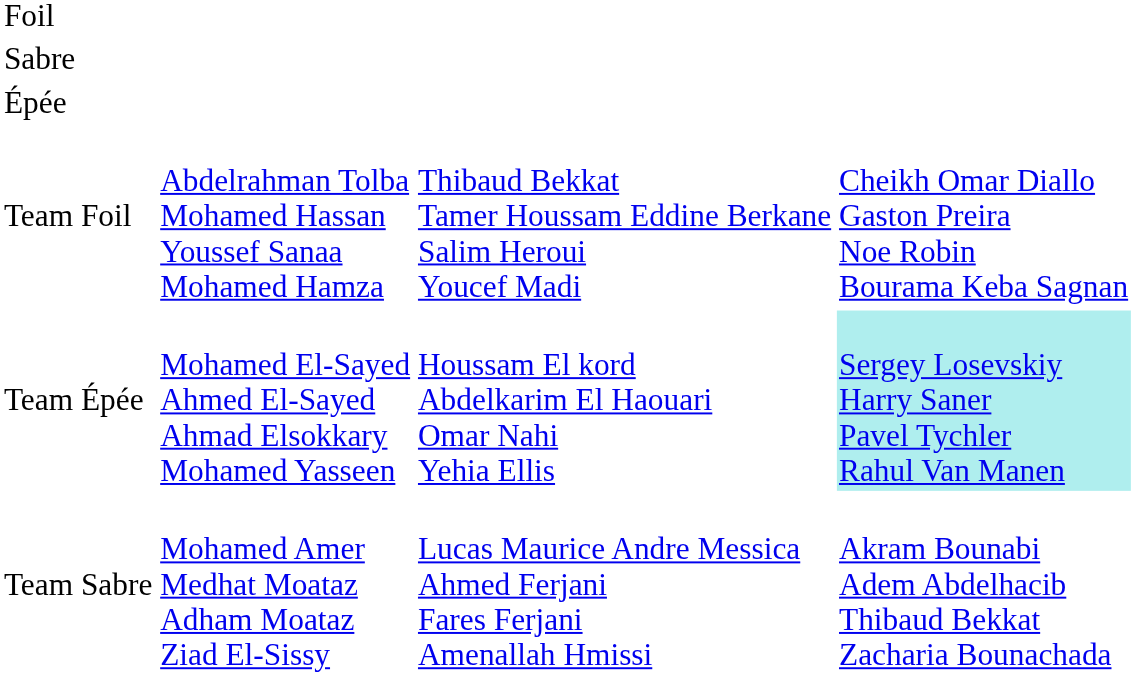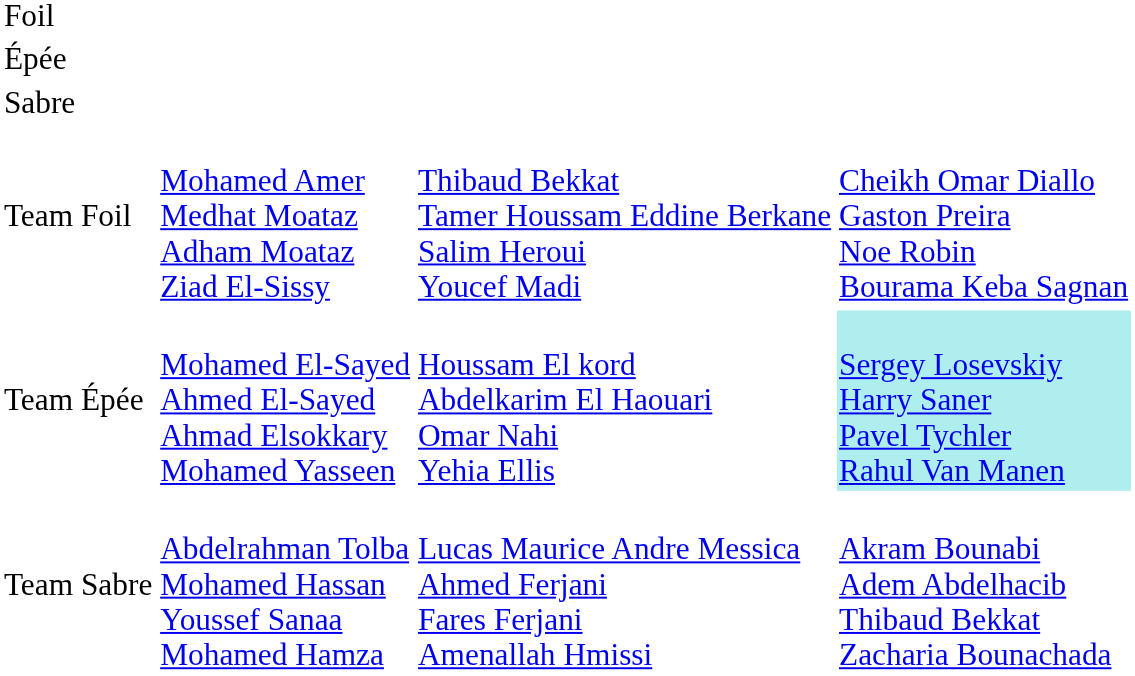rows swapped: (35, 102) <-> (40, 59)
(285, 233) Abdelrahman Tolba Mohamed Hassan Youssef Sanaa Mohamed Hamza -> (262, 233) Mohamed Amer Medhat Moataz Adham Moataz Ziad El-Sissy
(262, 602) Mohamed Amer Medhat Moataz Adham Moataz Ziad El-Sissy -> (285, 602) Abdelrahman Tolba Mohamed Hassan Youssef Sanaa Mohamed Hamza
